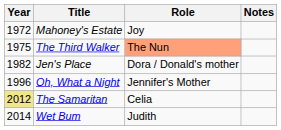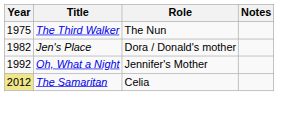- row: (79, 30)
(148, 47) lightsalmon background -> (145, 30) no background
(19, 82) 1996 -> (19, 64) 1992
- row: (58, 116)
